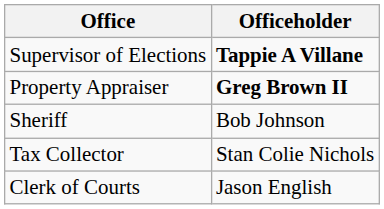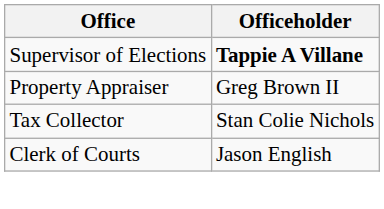(282, 87) bold -> (278, 87) normal
- row: (38, 120)
